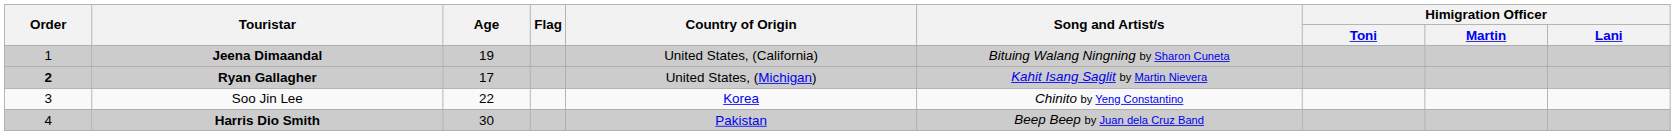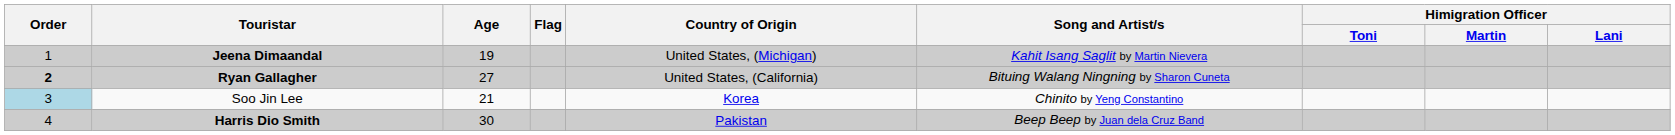(741, 56) United States, (California) -> (741, 56) United States, (Michigan)
(1109, 56) Bituing Walang Ningning by Sharon Cuneta -> (1109, 56) Kahit Isang Saglit by Martin Nievera
(486, 77) 17 -> (486, 77) 27
(741, 77) United States, (Michigan) -> (741, 77) United States, (California)
(1109, 77) Kahit Isang Saglit by Martin Nievera -> (1109, 77) Bituing Walang Ningning by Sharon Cuneta
(48, 99) no background -> (48, 99) lightblue background
(486, 99) 22 -> (486, 99) 21
